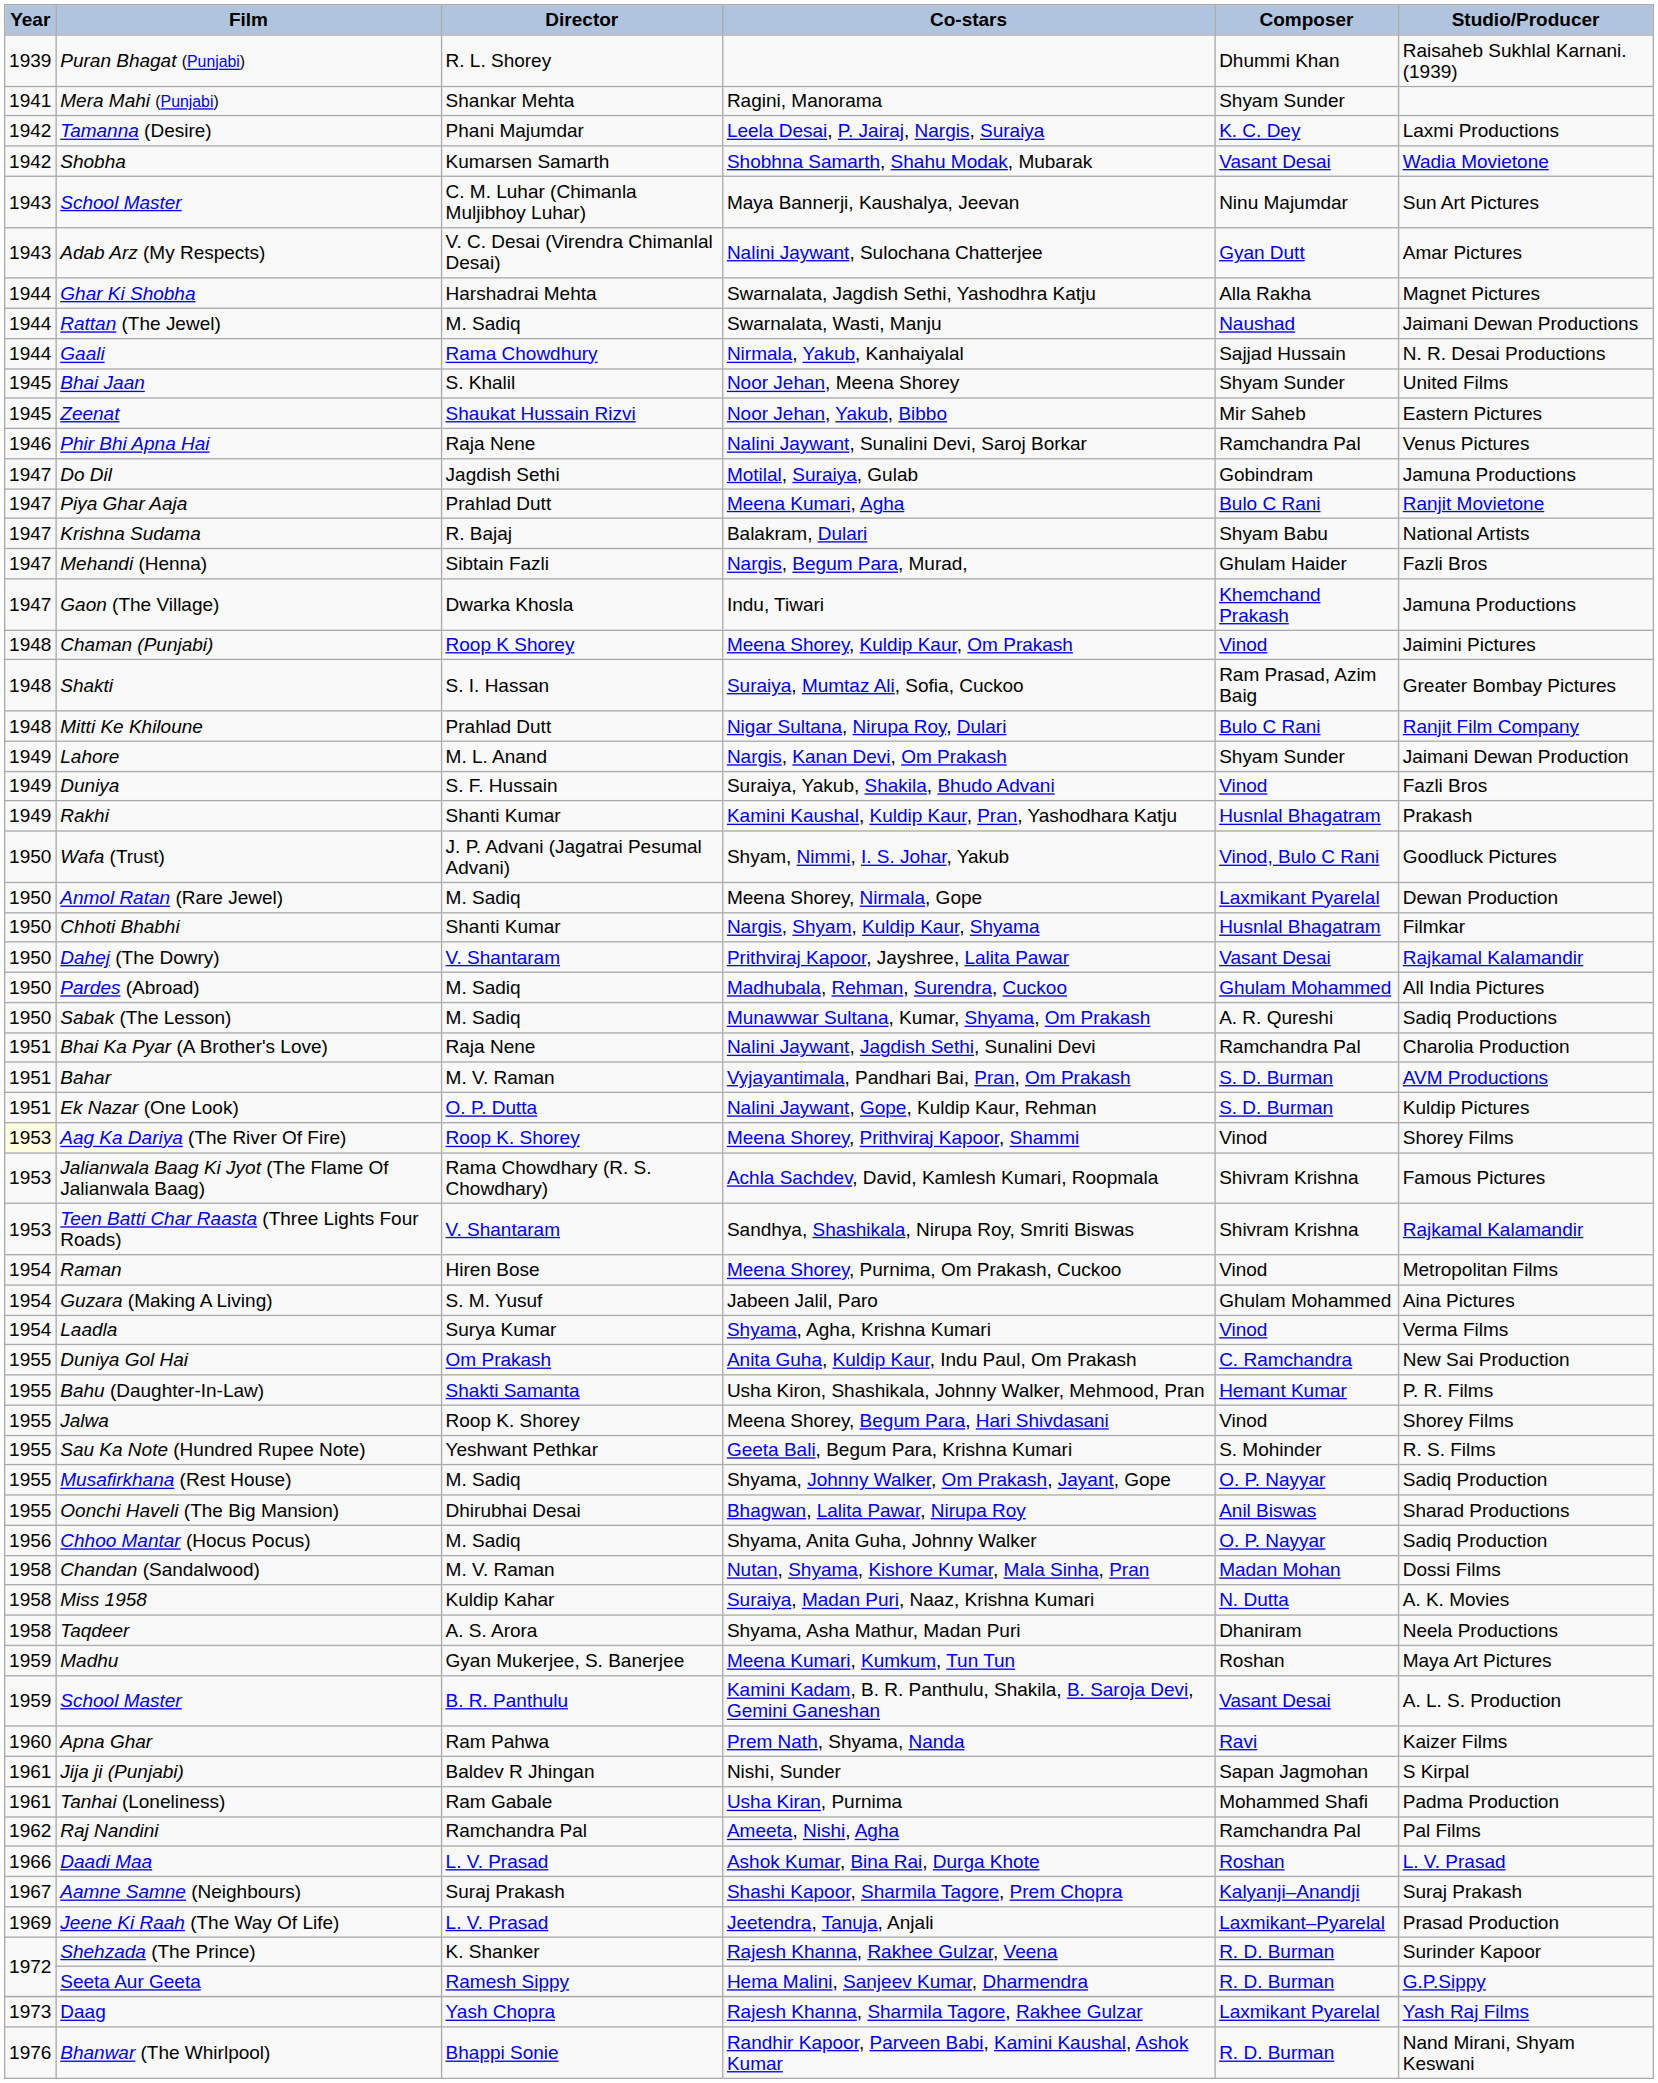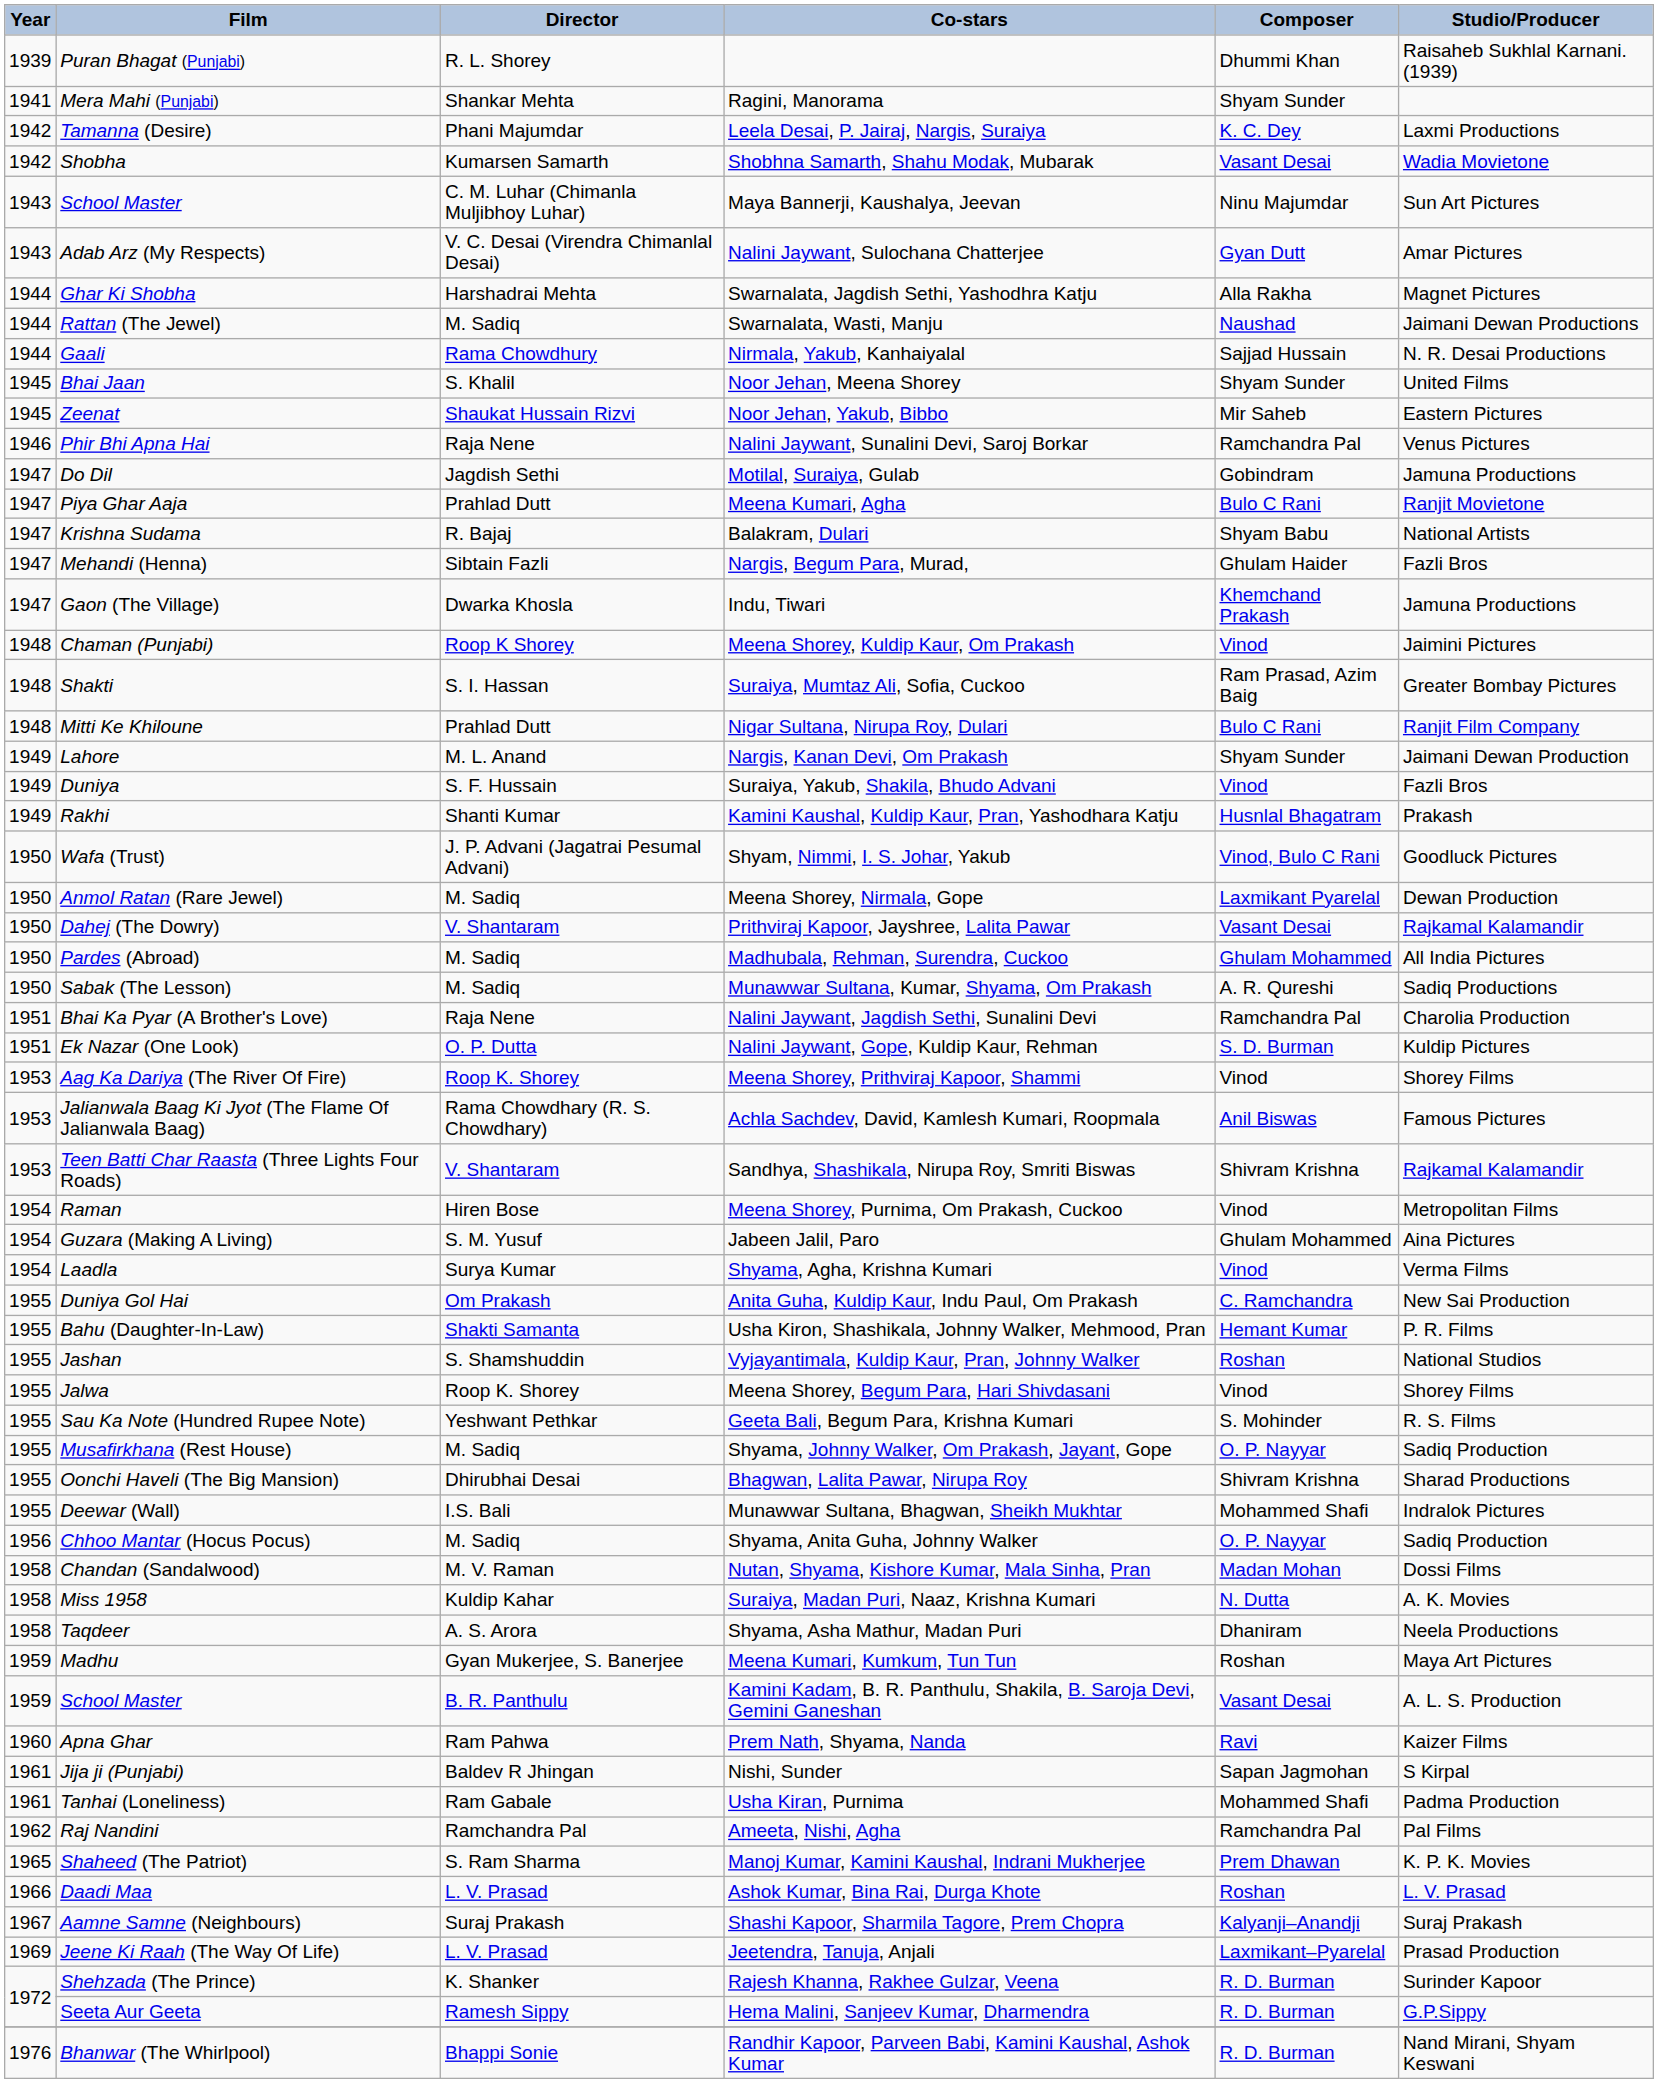- row: (120, 928)
- row: (86, 1078)
(30, 1138) lightyellow background -> (30, 1078) no background
(1289, 1178) Shivram Krishna -> (1268, 1118) Anil Biswas
+ row: (91, 1360)
(1268, 1510) Anil Biswas -> (1289, 1480) Shivram Krishna
+ row: (120, 1510)
+ row: (154, 1862)
- row: (83, 2012)
